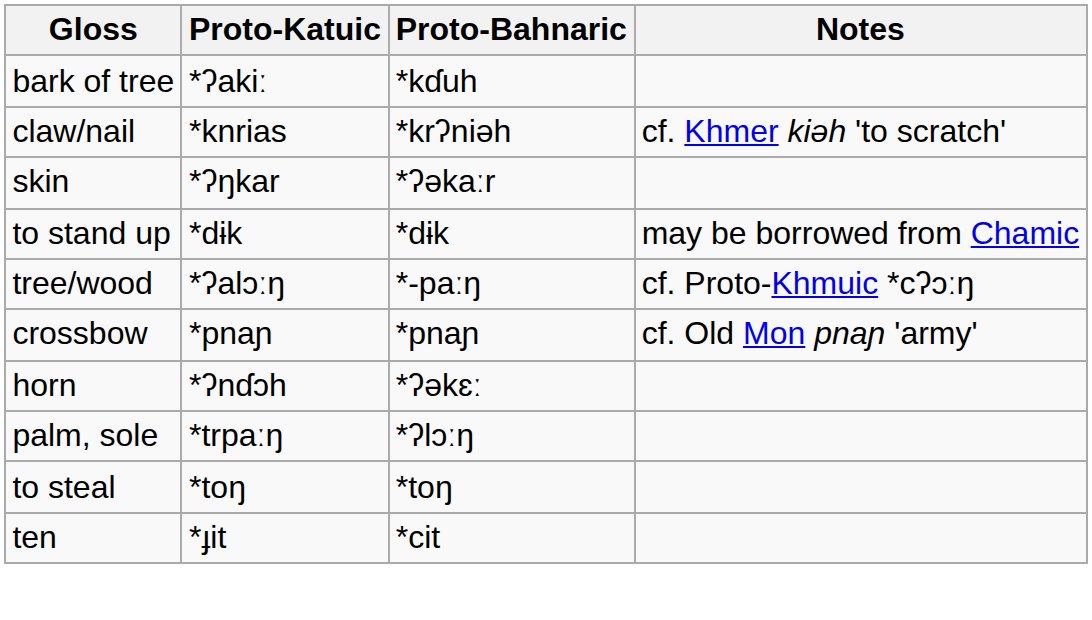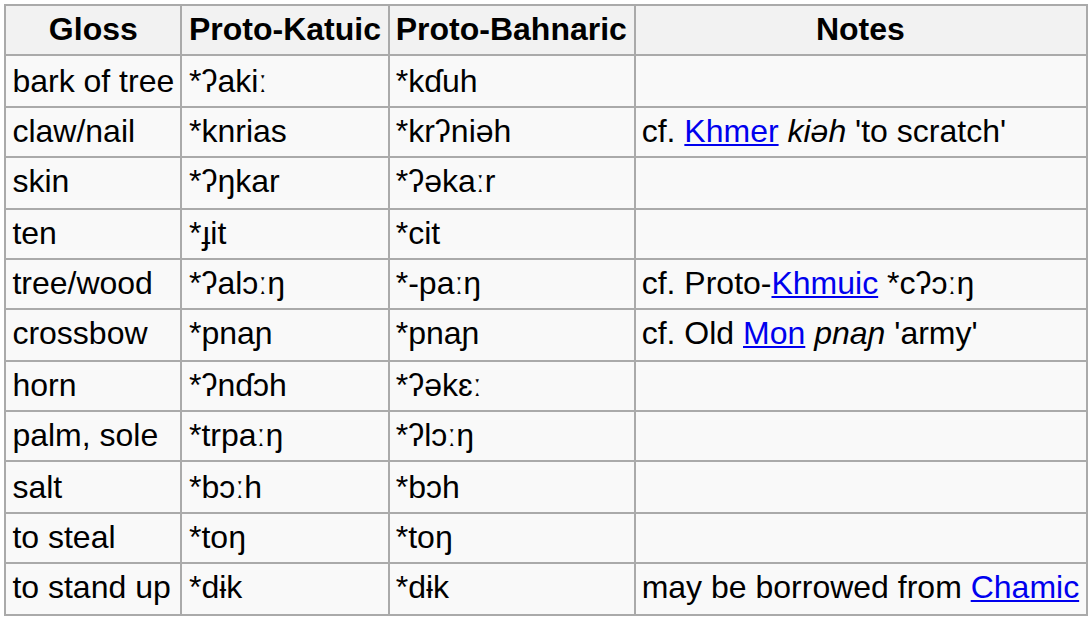rows swapped: (92, 232) <-> (35, 537)
+ row: (37, 486)
